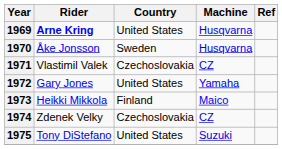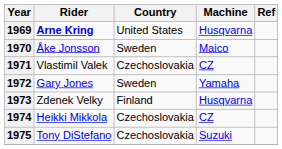(226, 48) Husqvarna -> (214, 48) Maico
(150, 83) United States -> (136, 83) Sweden
(72, 100) Heikki Mikkola -> (70, 100) Zdenek Velky
(214, 100) Maico -> (226, 100) Husqvarna
(70, 118) Zdenek Velky -> (72, 118) Heikki Mikkola
(150, 135) United States -> (155, 135) Czechoslovakia
